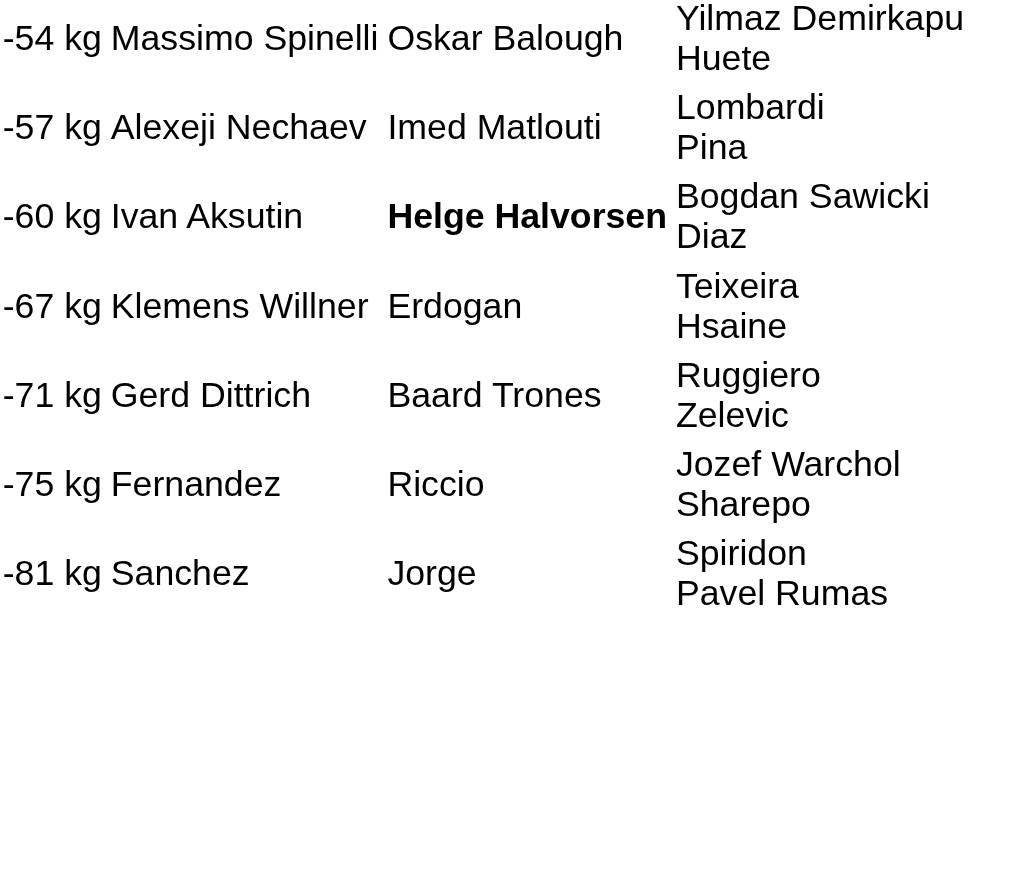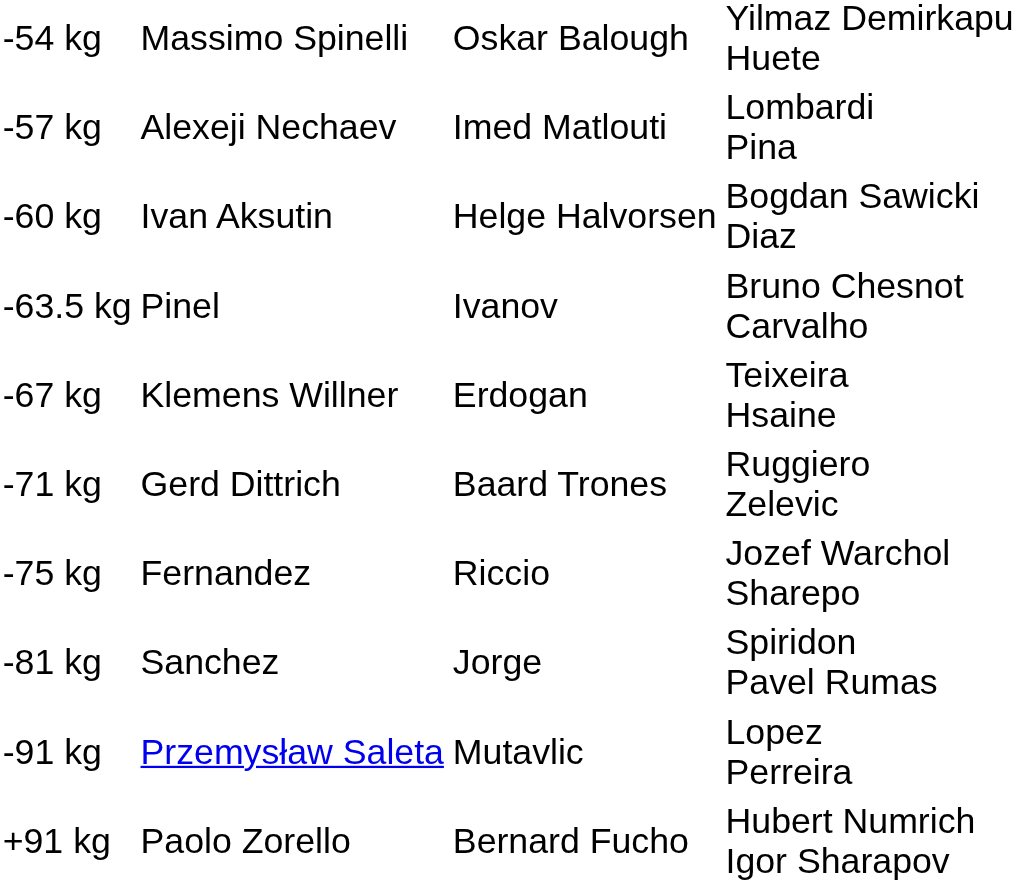(527, 216) bold -> (585, 216) normal
+ row: (67, 305)
+ row: (52, 751)
+ row: (57, 841)
